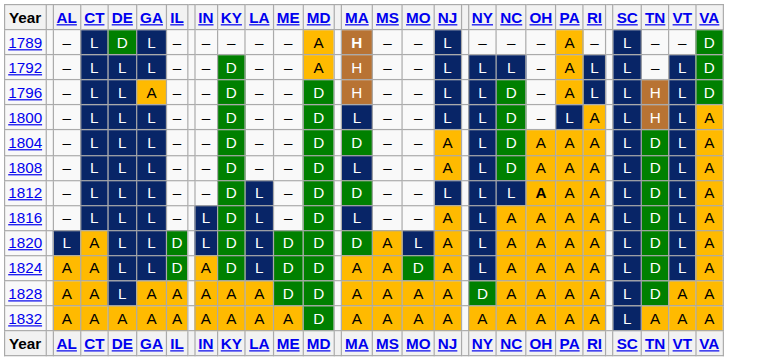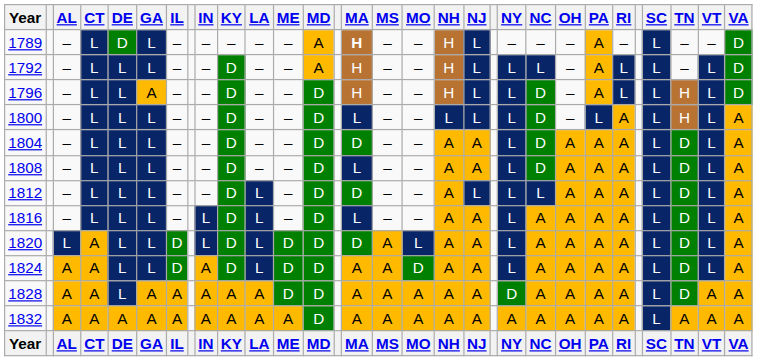+ column: (449, 17)
(541, 193) bold -> (570, 193) normal
